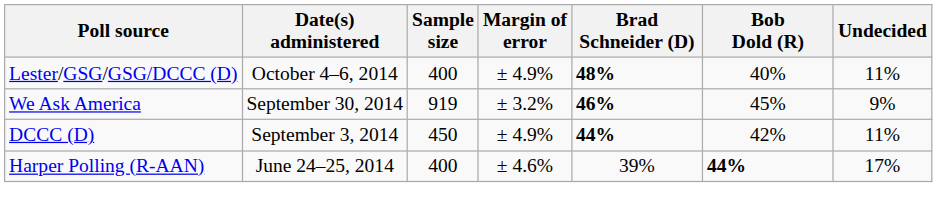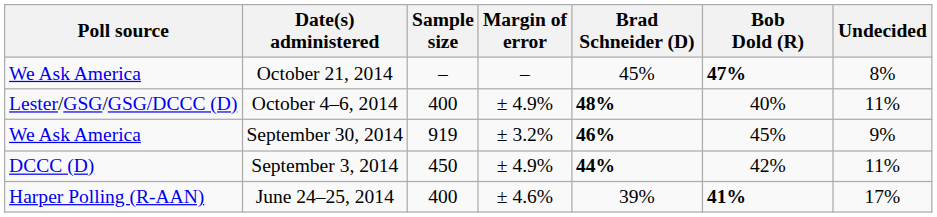+ row: (325, 72)
(726, 165) 44% -> (726, 196) 41%
